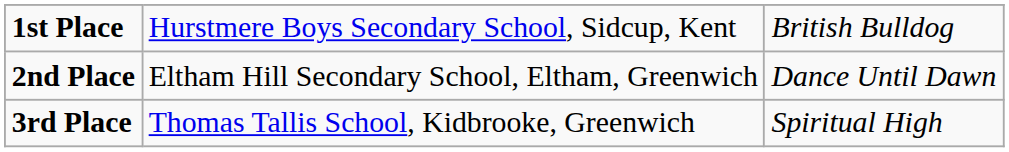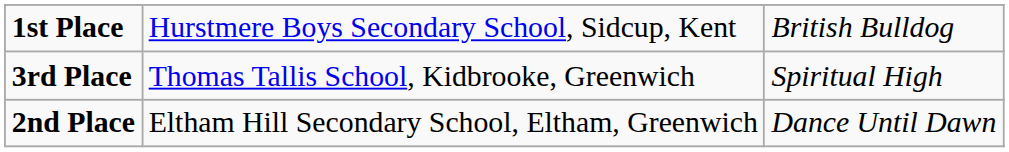rows swapped: (73, 75) <-> (72, 122)
